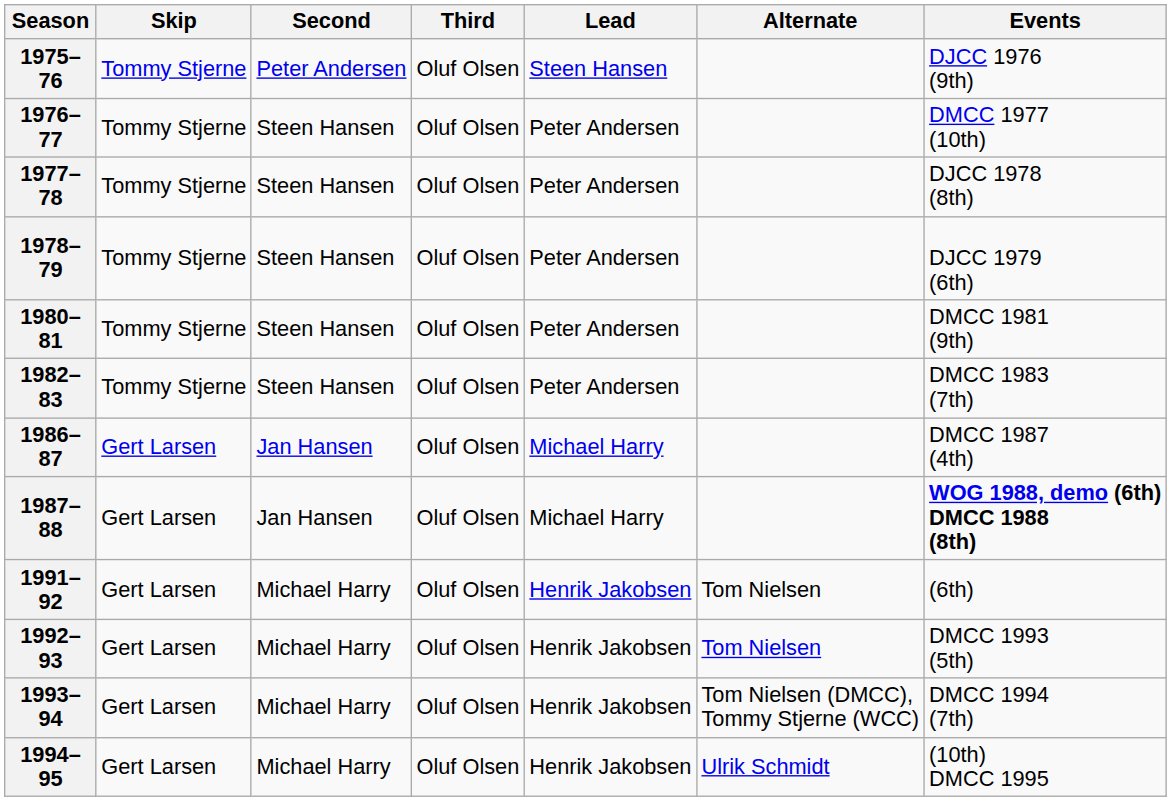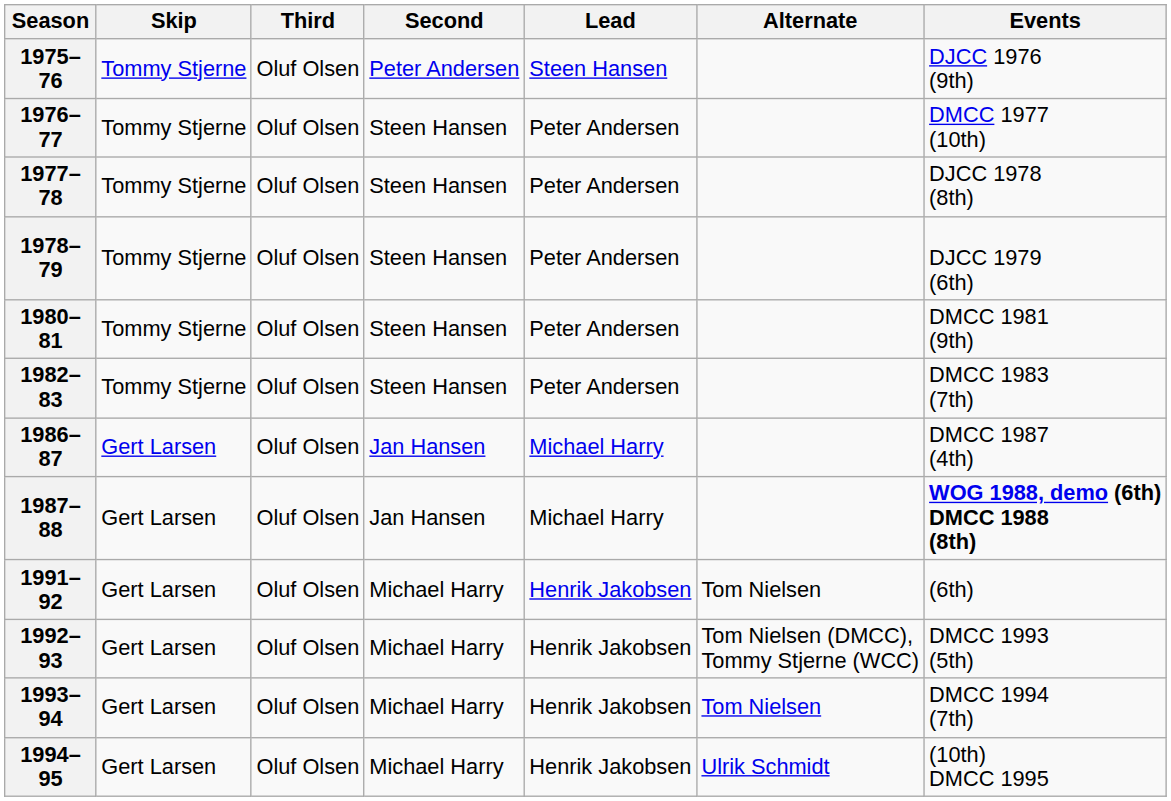columns swapped: (468, 21) <-> (331, 21)
(761, 648) Tom Nielsen -> (810, 648) Tom Nielsen (DMCC), Tommy Stjerne (WCC)
(810, 707) Tom Nielsen (DMCC), Tommy Stjerne (WCC) -> (761, 707) Tom Nielsen
